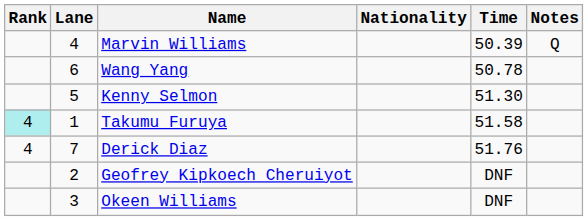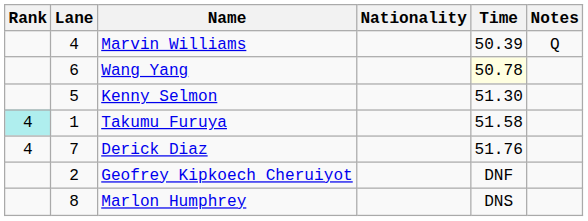(499, 70) no background -> (499, 70) lightyellow background
- row: (169, 202)
+ row: (174, 202)
